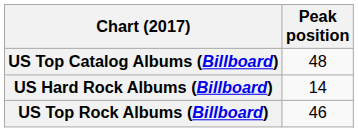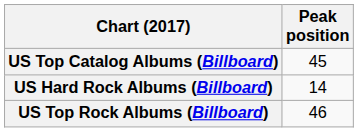(318, 61) 48 -> (318, 61) 45
